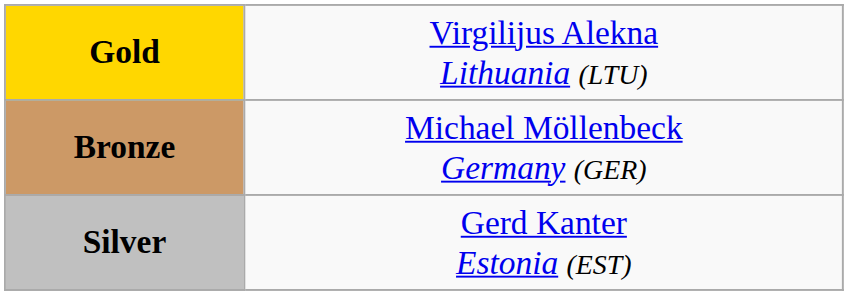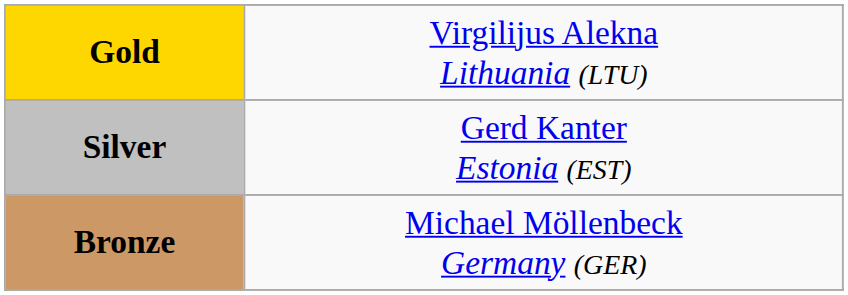rows swapped: (124, 241) <-> (125, 146)
